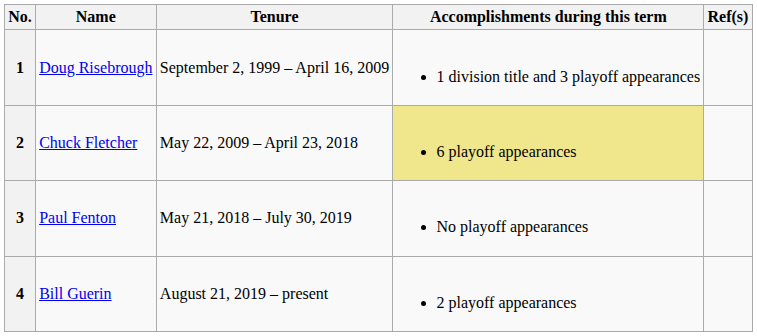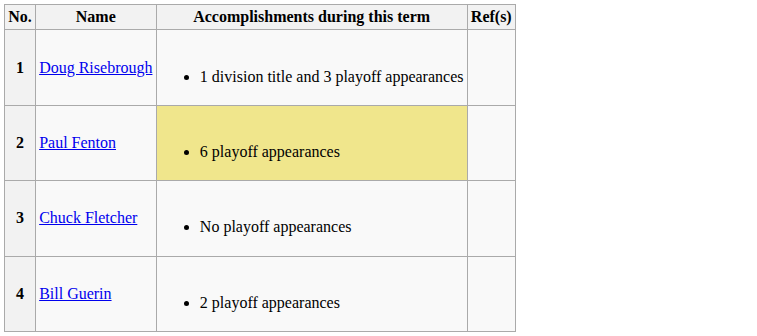- column: (274, 17)
(88, 142) Chuck Fletcher -> (78, 142) Paul Fenton
(78, 218) Paul Fenton -> (88, 218) Chuck Fletcher
